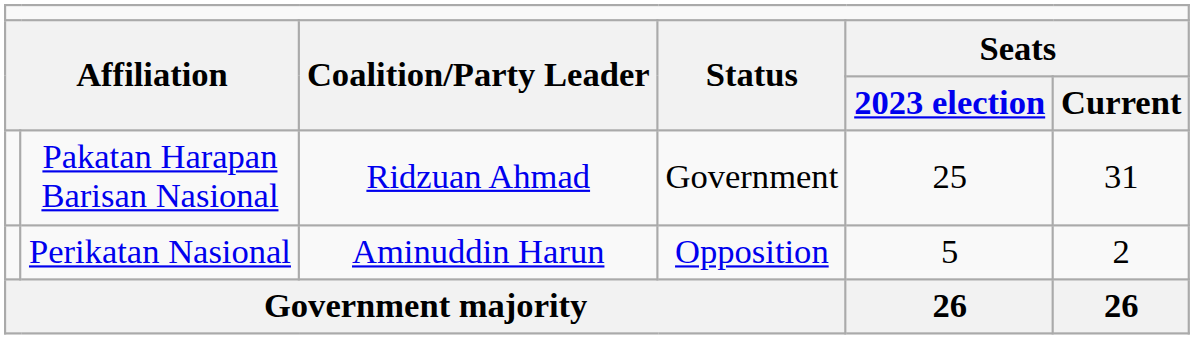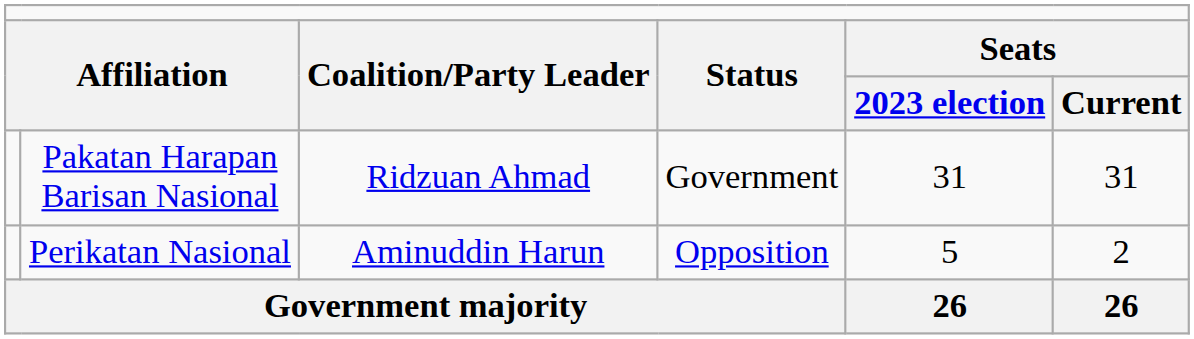(950, 176) 25 -> (950, 176) 31
